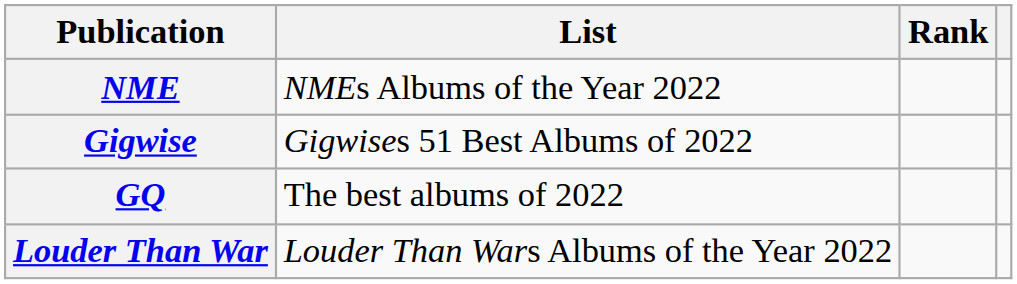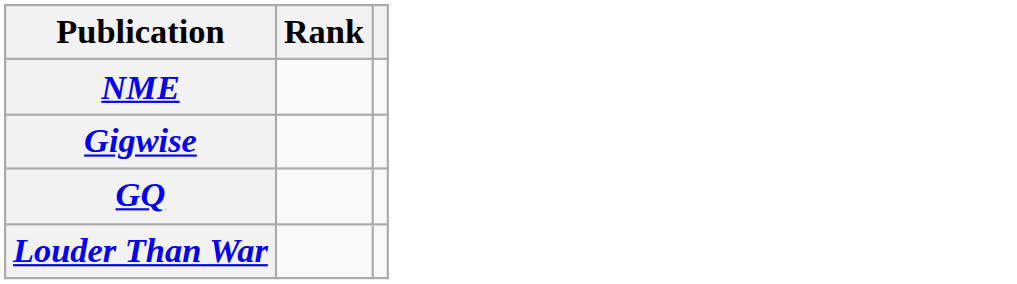- column: (588, 31)
